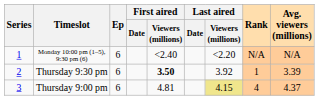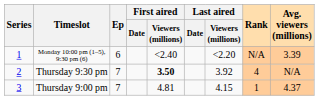(292, 55) N/A -> (292, 55) 3.39
(118, 72) 6 -> (118, 72) 7
(256, 72) 1 -> (256, 72) 4
(292, 72) 3.39 -> (292, 72) N/A
(118, 87) 6 -> (118, 87) 7
(224, 87) khaki background -> (224, 87) no background
(256, 87) 4 -> (256, 87) 1
